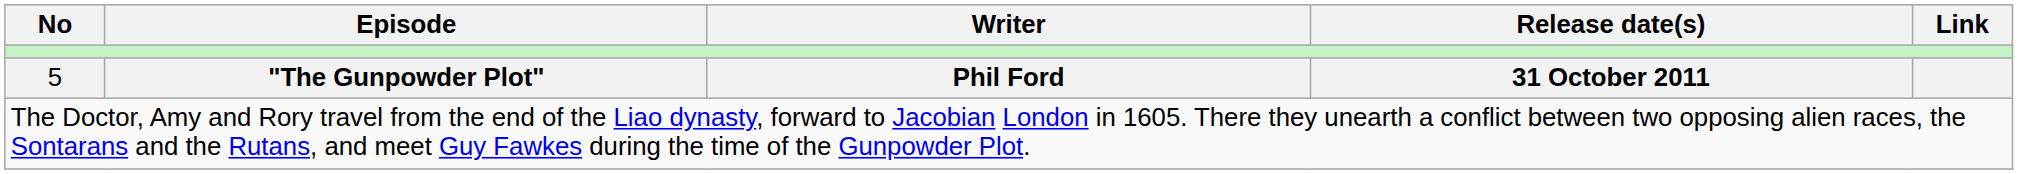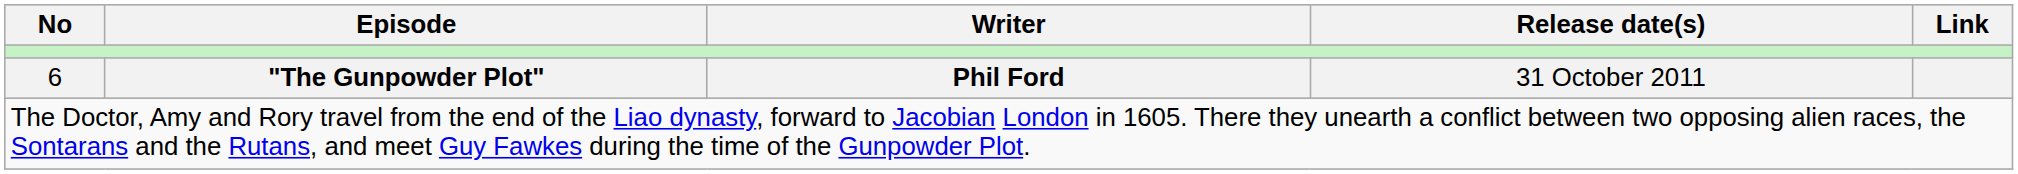(55, 77) 5 -> (55, 77) 6
(1611, 77) bold -> (1611, 77) normal
